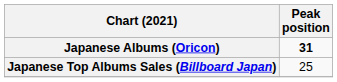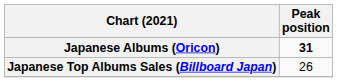(306, 67) 25 -> (306, 67) 26
